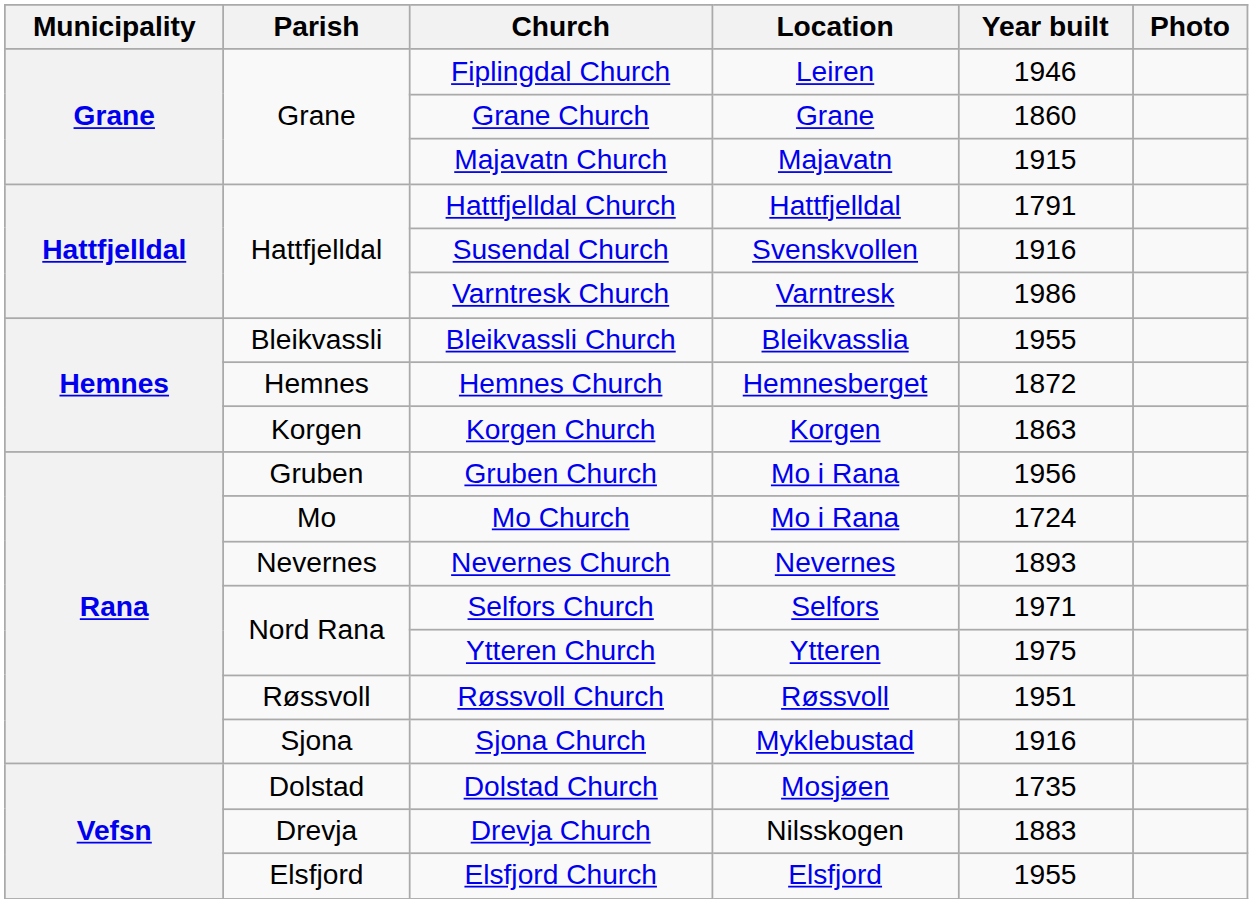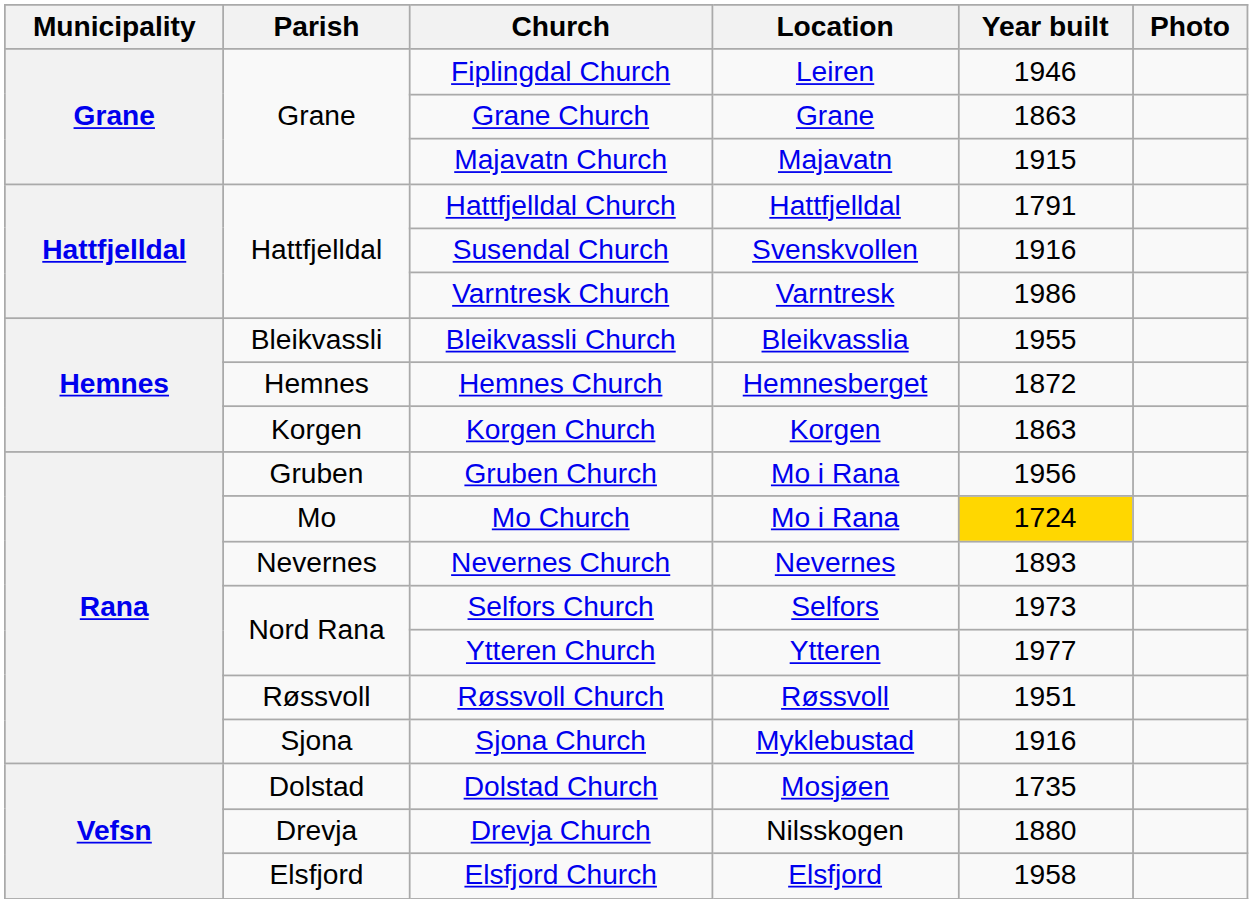(1045, 116) 1860 -> (1045, 116) 1863
(1045, 518) no background -> (1045, 518) gold background
(1045, 607) 1971 -> (1045, 607) 1973
(1045, 652) 1975 -> (1045, 652) 1977
(1045, 830) 1883 -> (1045, 830) 1880
(1045, 875) 1955 -> (1045, 875) 1958
